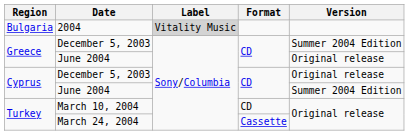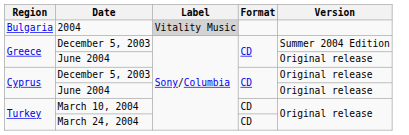(346, 91) Summer 2004 Edition -> (326, 91) Original release
(264, 122) Cassette -> (246, 122) CD
